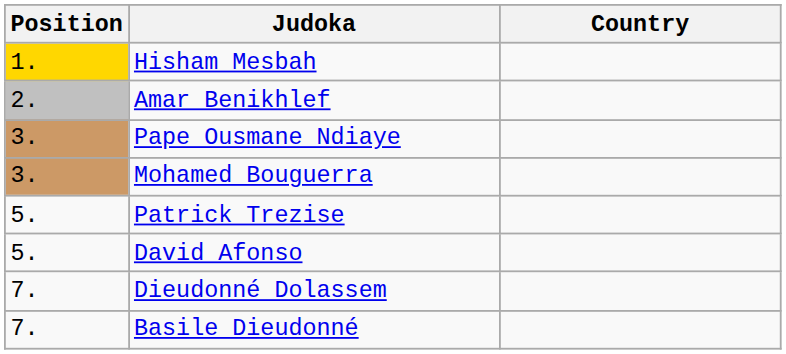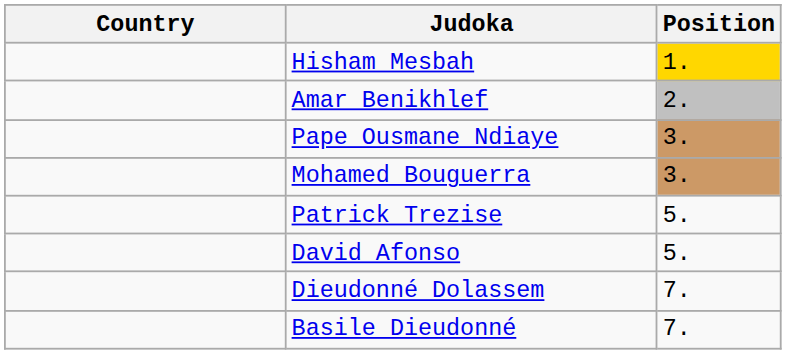columns swapped: (67, 24) <-> (640, 24)
